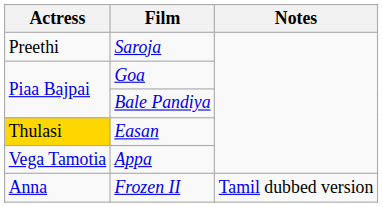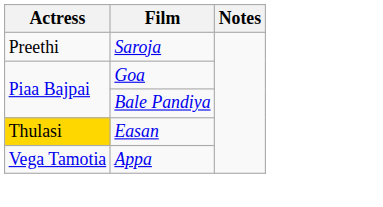- row: (147, 187)
